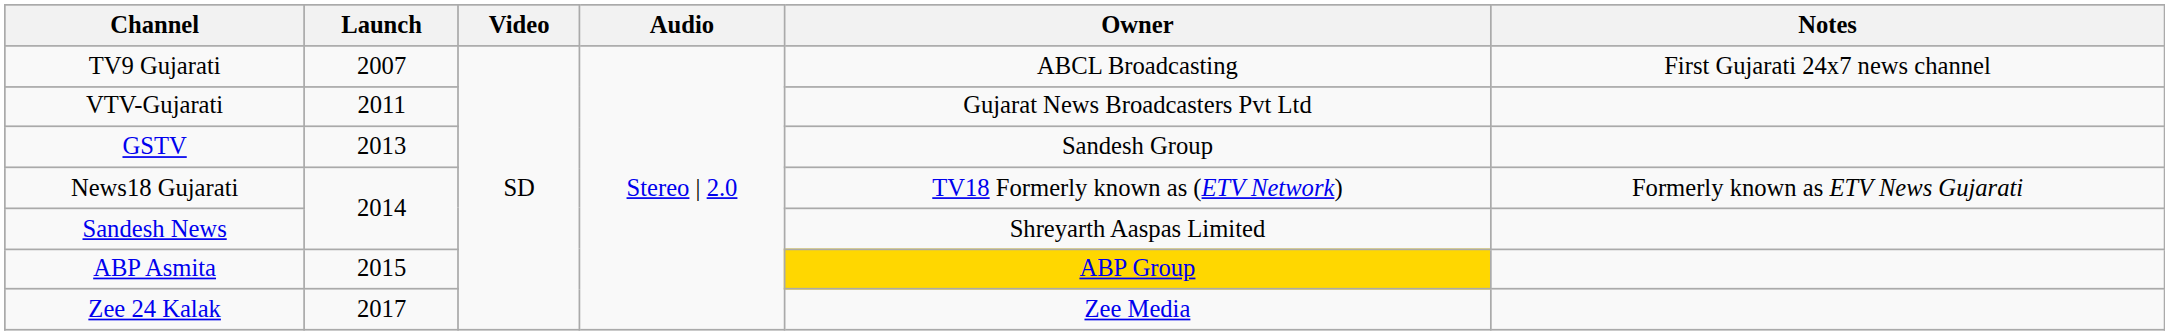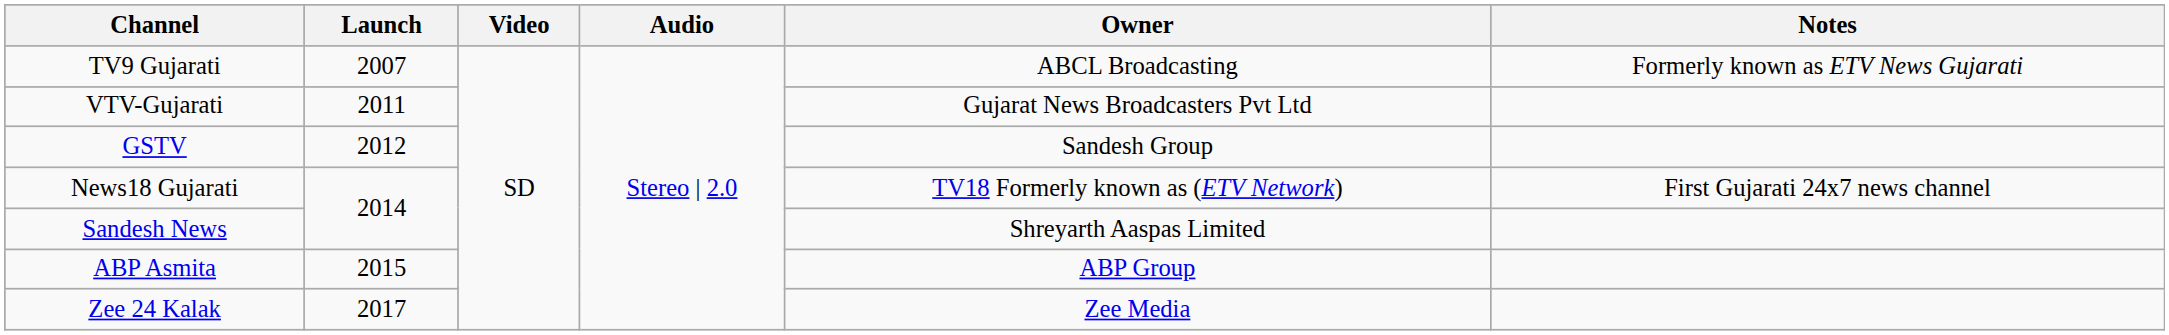(1828, 65) First Gujarati 24x7 news channel -> (1828, 65) Formerly known as ETV News Gujarati
(382, 147) 2013 -> (382, 147) 2012
(1828, 187) Formerly known as ETV News Gujarati -> (1828, 187) First Gujarati 24x7 news channel
(1137, 268) gold background -> (1137, 268) no background
